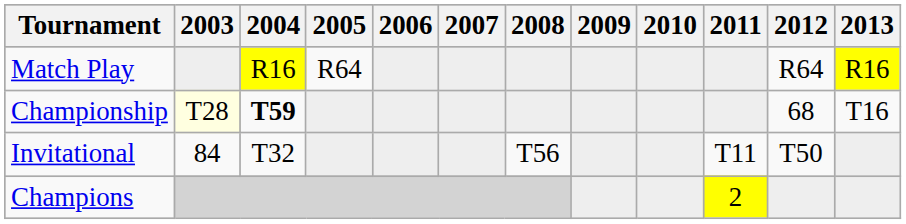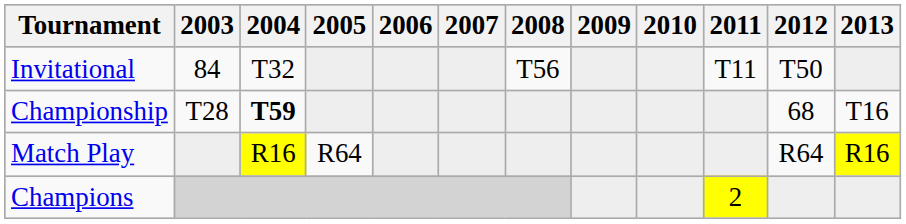rows swapped: (73, 68) <-> (73, 153)
(207, 111) lightyellow background -> (207, 111) no background
